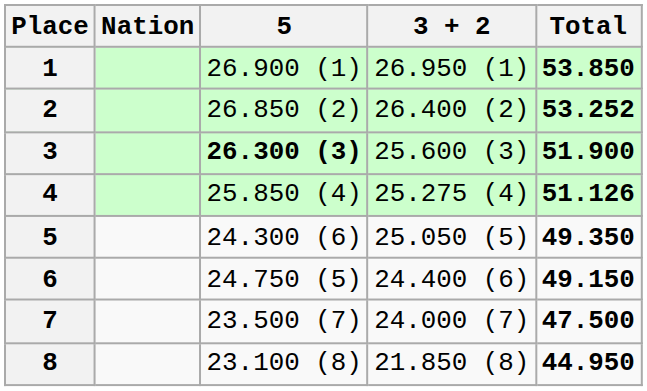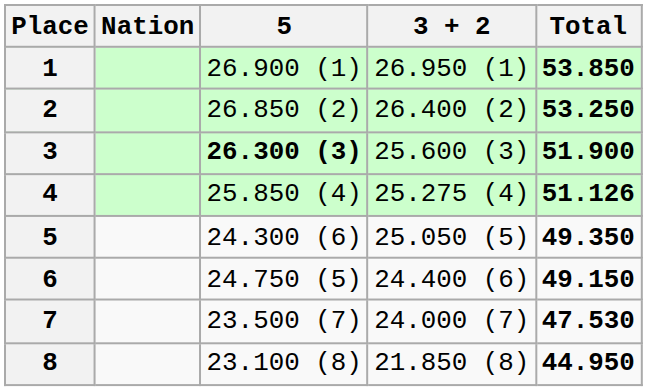(588, 110) 53.252 -> (588, 110) 53.250
(588, 321) 47.500 -> (588, 321) 47.530
